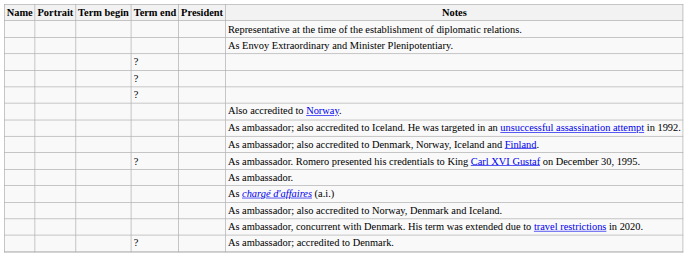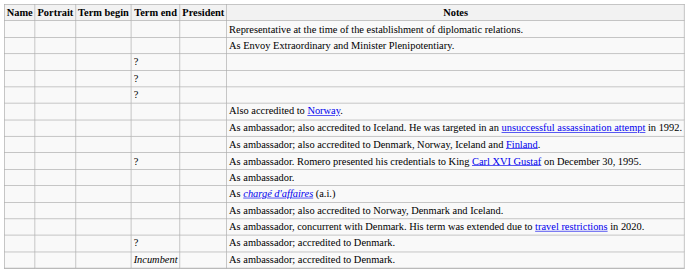+ row: (20, 260)
